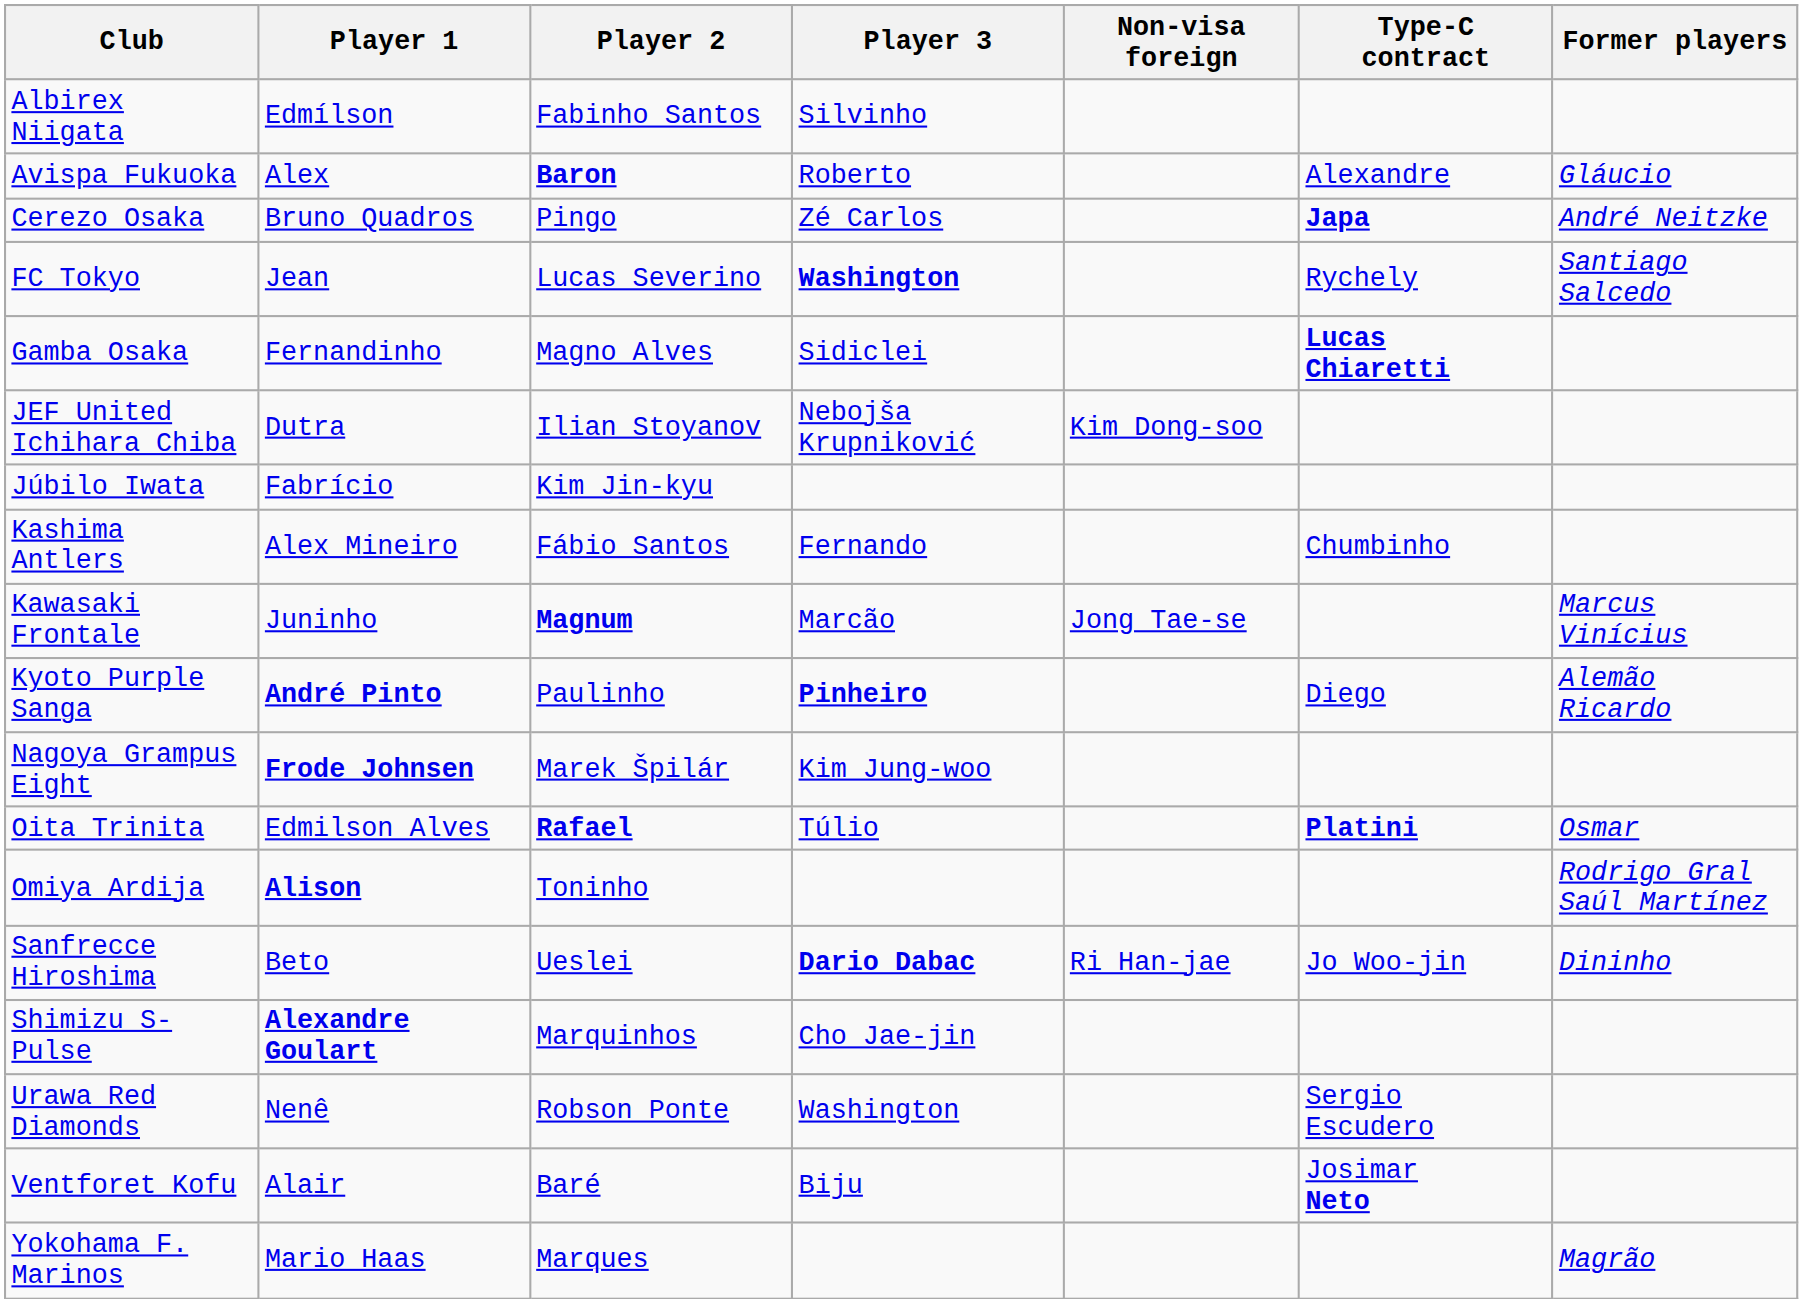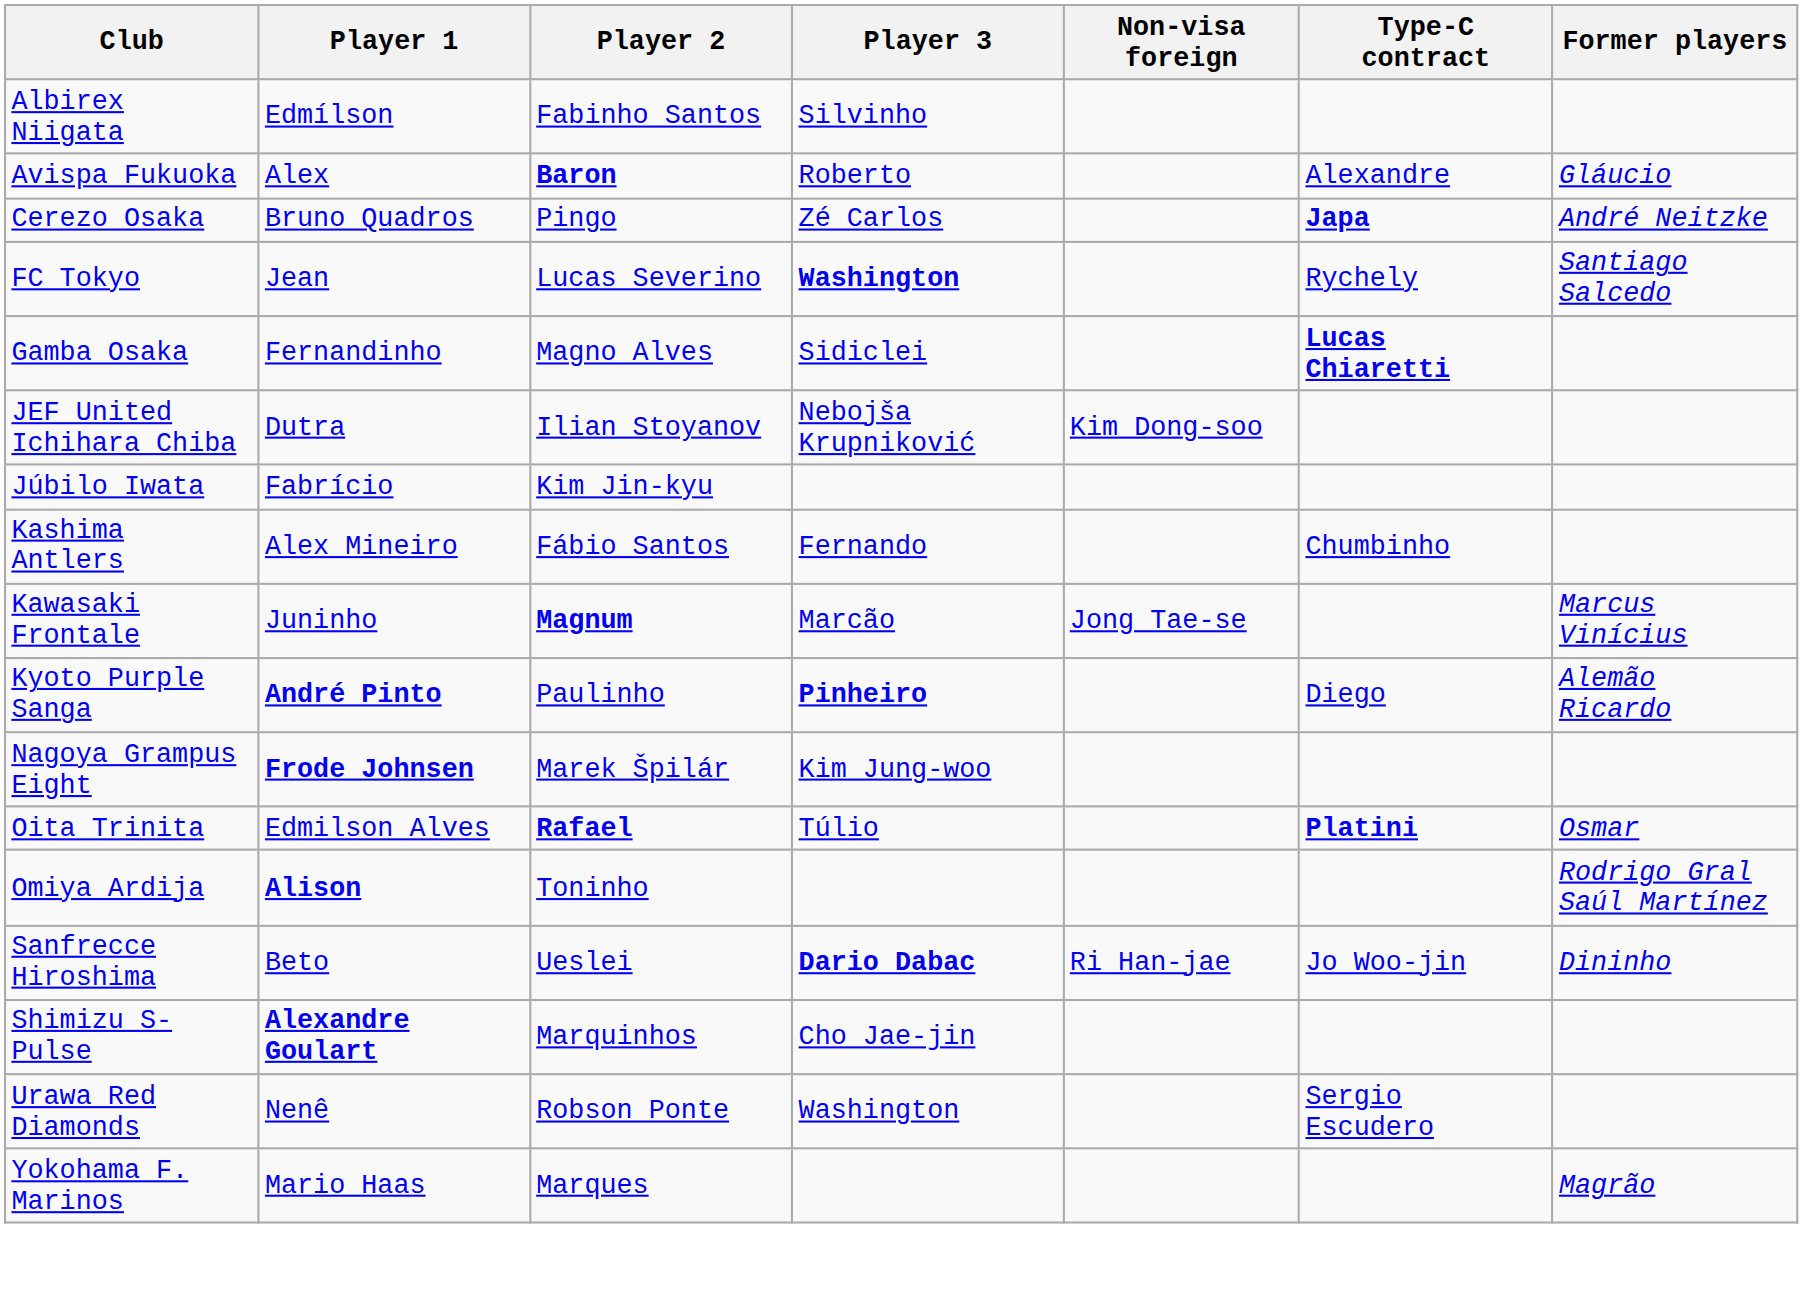- row: (124, 1186)
